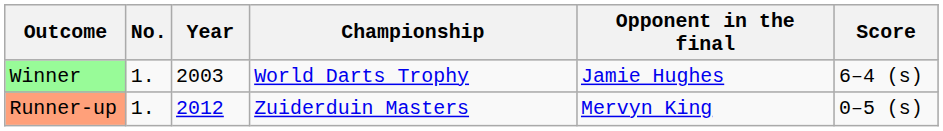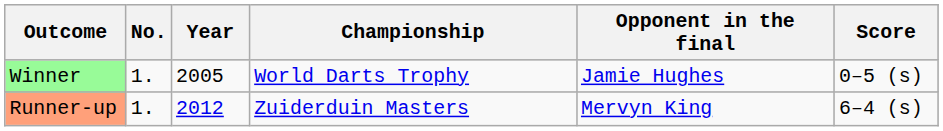(200, 76) 2003 -> (200, 76) 2005
(881, 76) 6–4 (s) -> (881, 76) 0–5 (s)
(881, 109) 0–5 (s) -> (881, 109) 6–4 (s)
